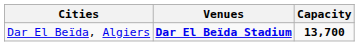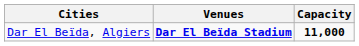(324, 32) 13,700 -> (324, 32) 11,000
